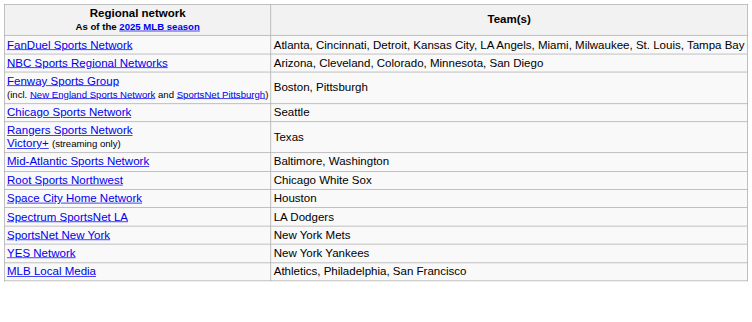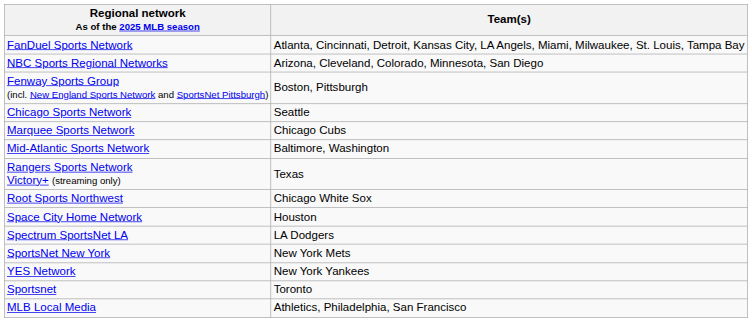+ row: (71, 130)
rows swapped: (78, 162) <-> (70, 137)
+ row: (32, 290)
